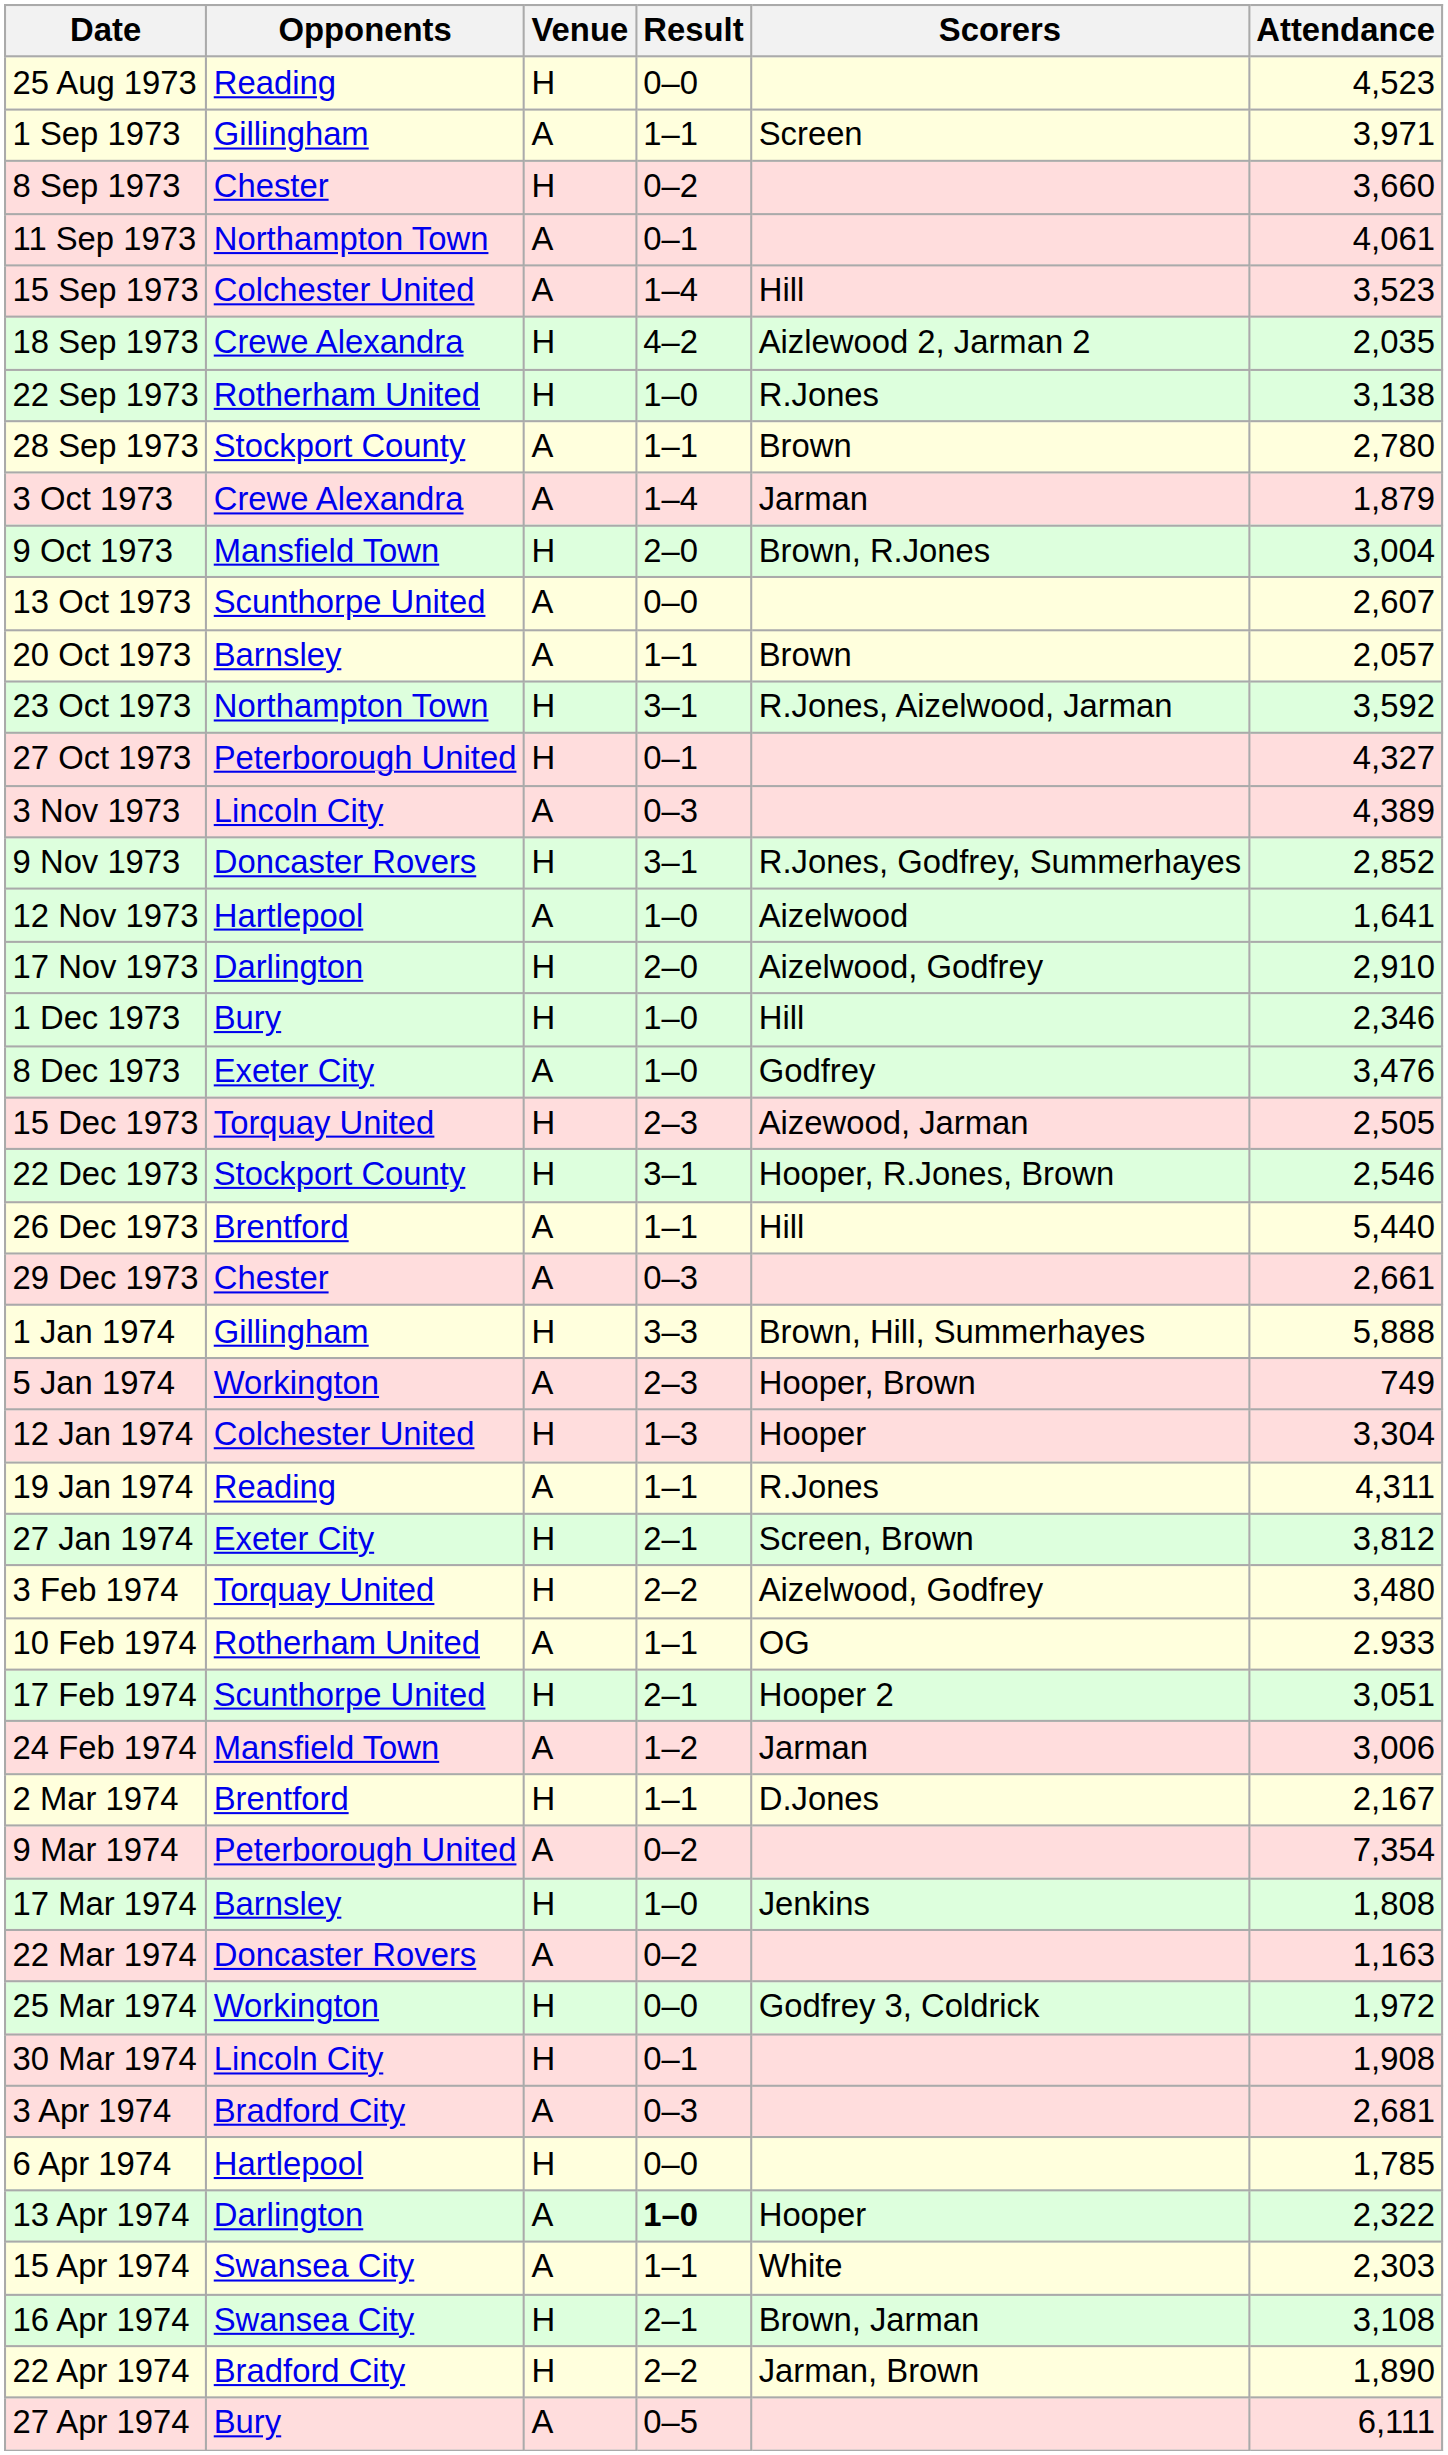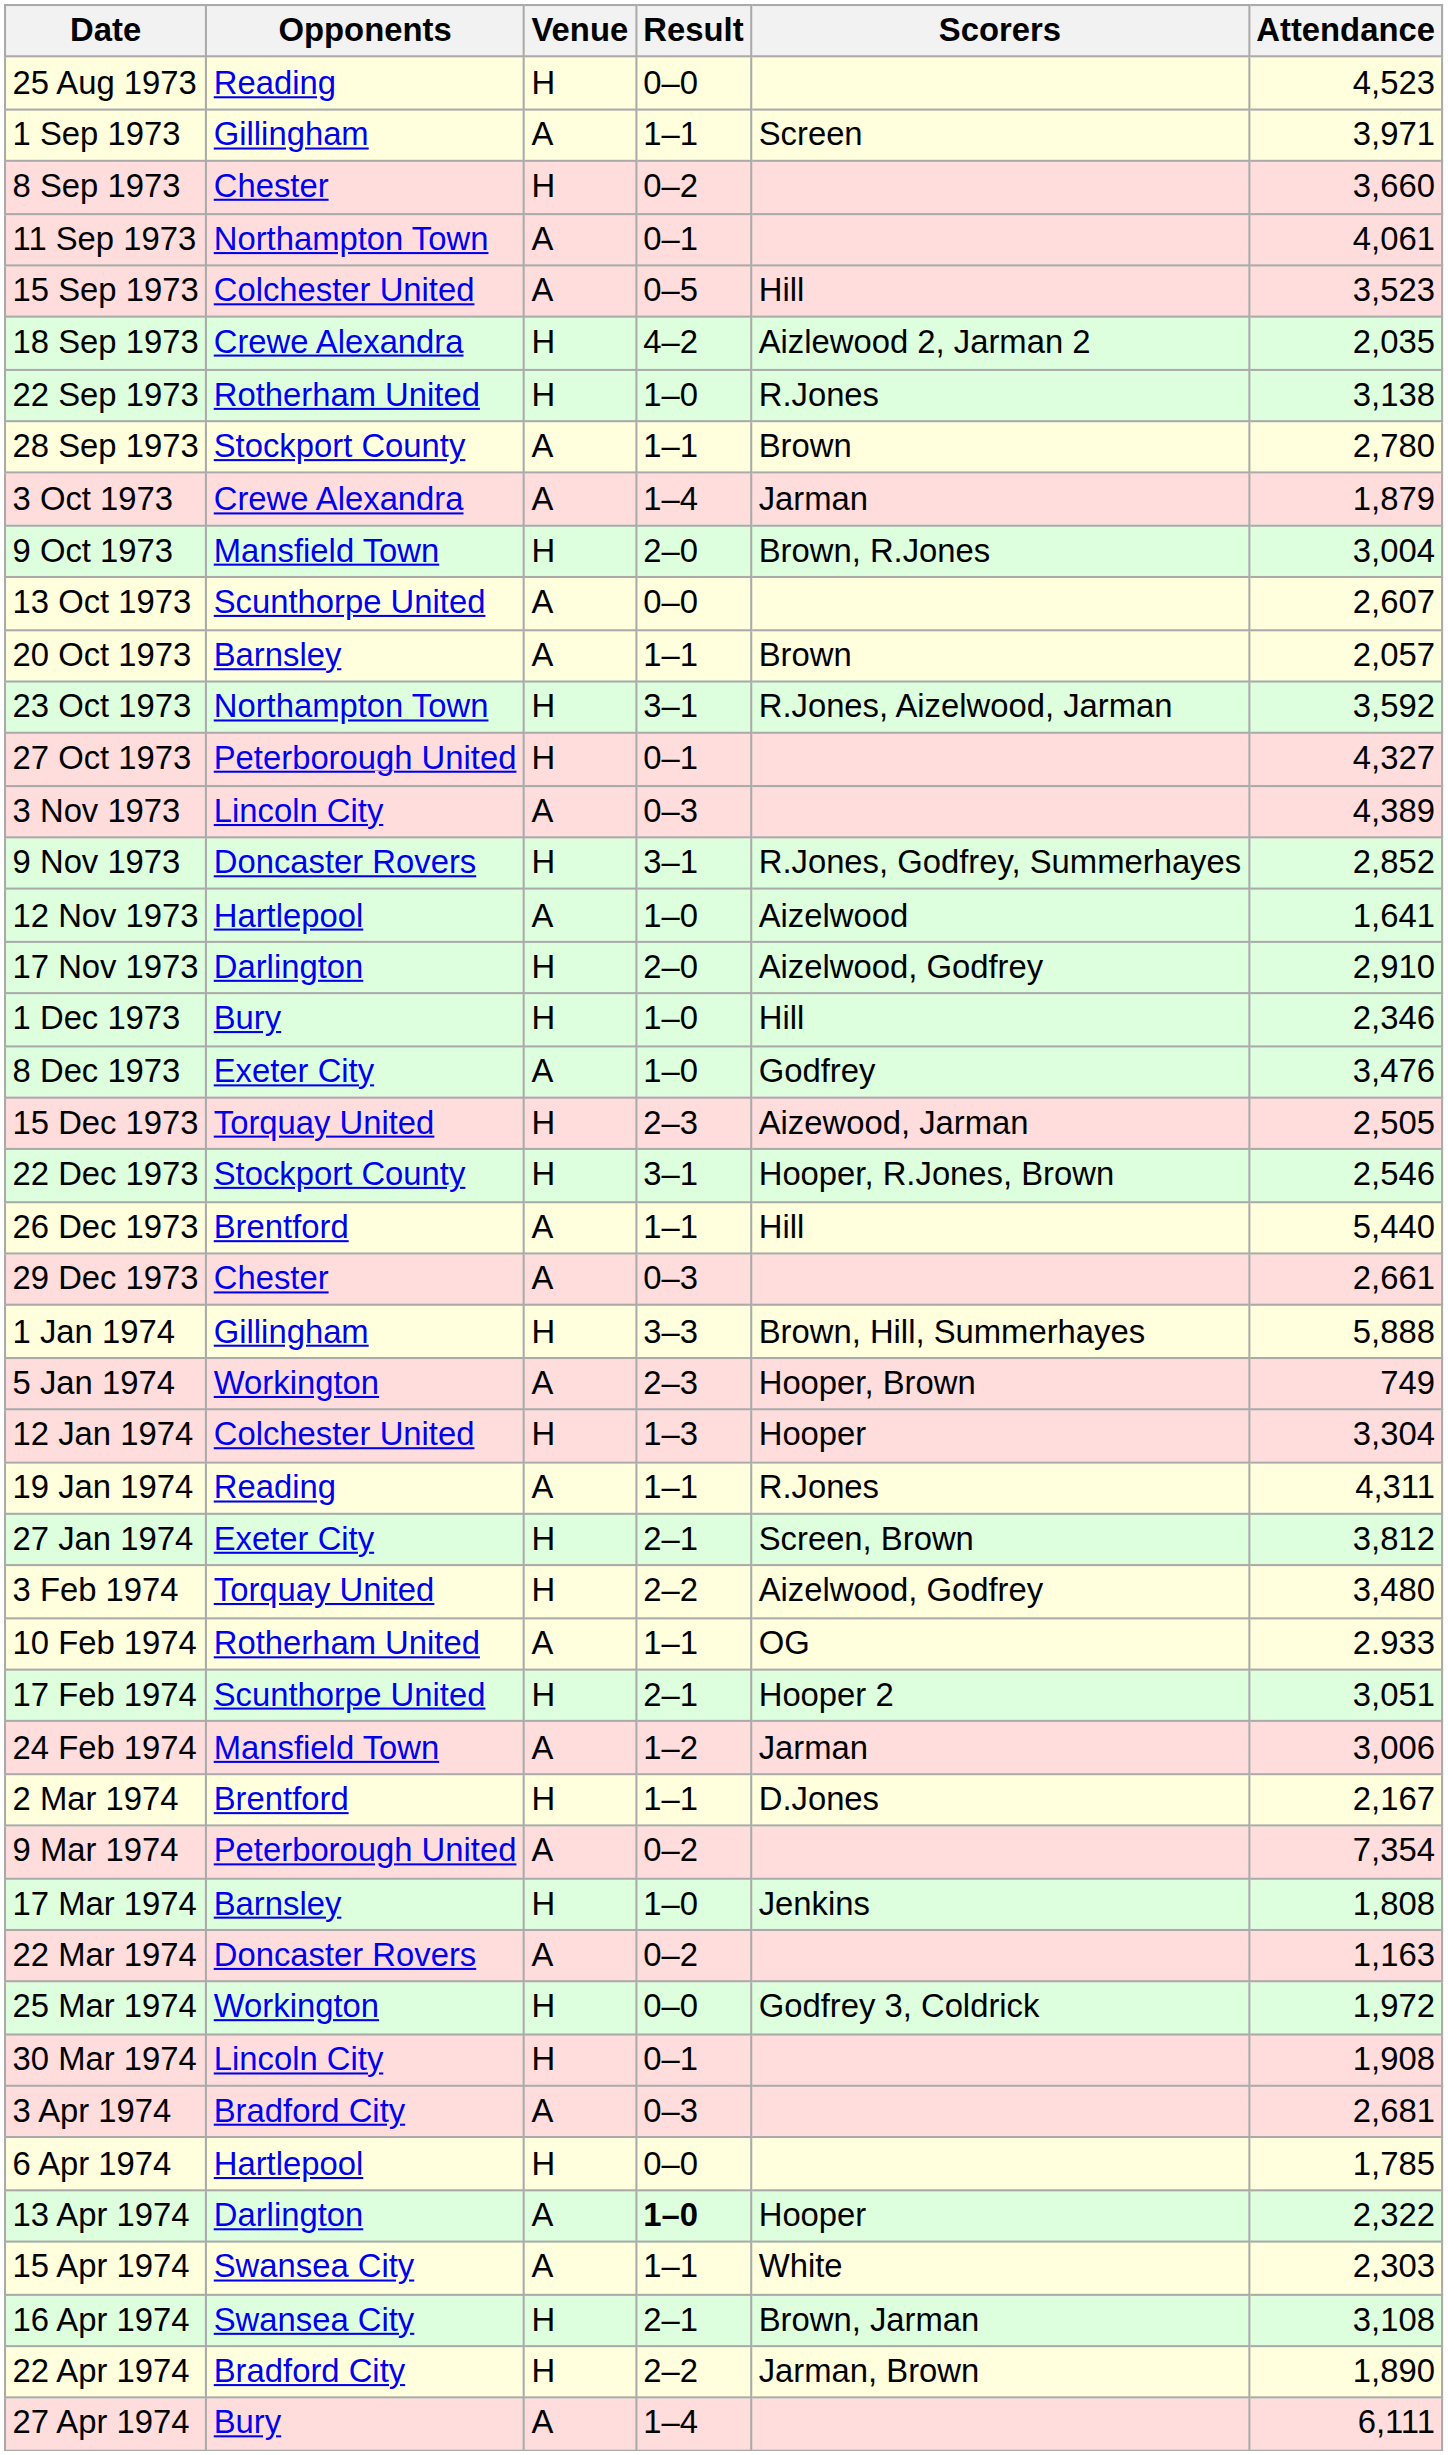(671, 290) 1–4 -> (671, 290) 0–5
(671, 2423) 0–5 -> (671, 2423) 1–4
